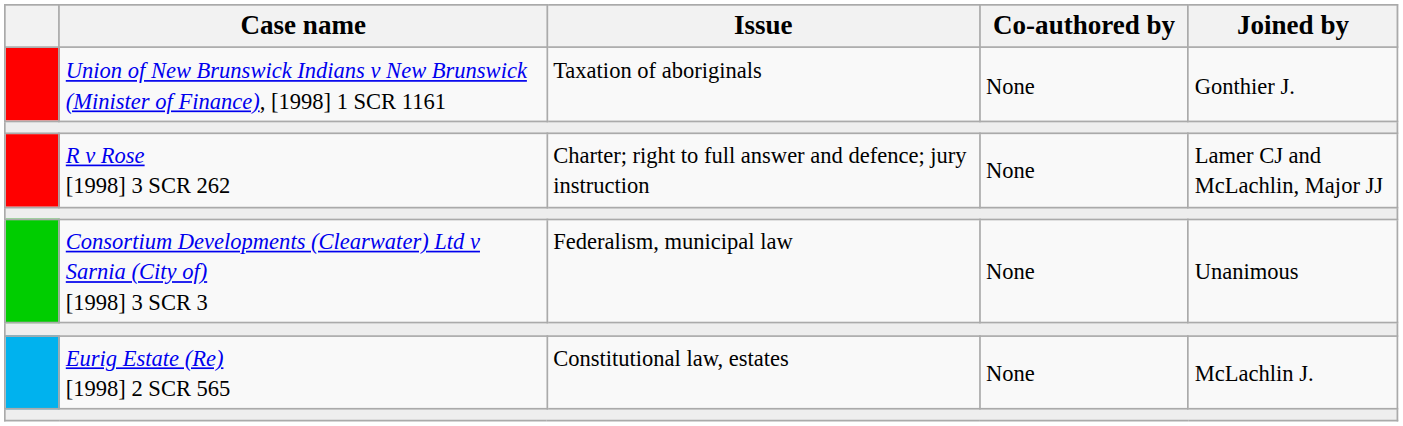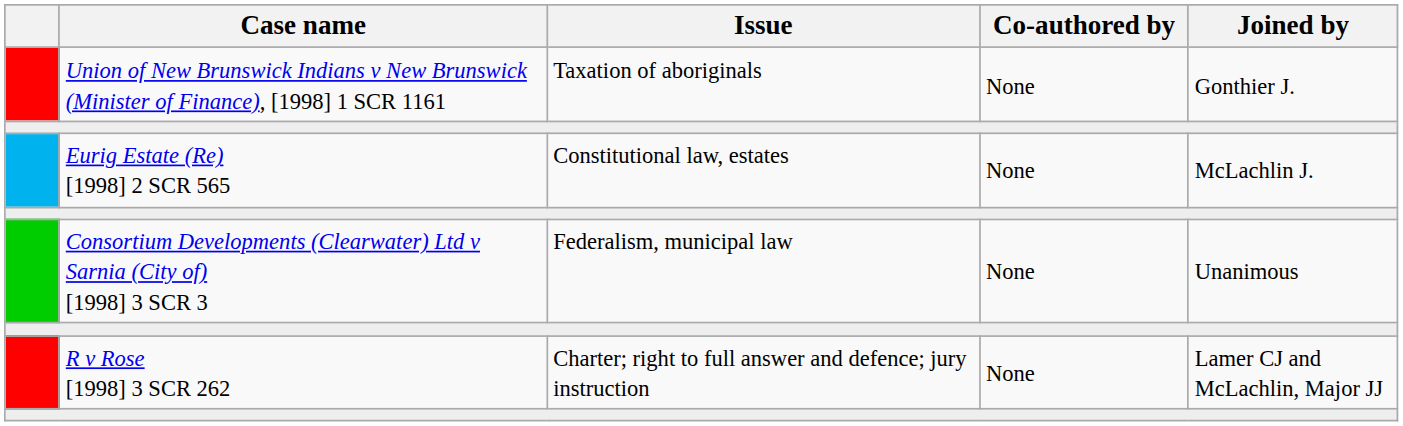rows swapped: (148, 373) <-> (148, 171)
